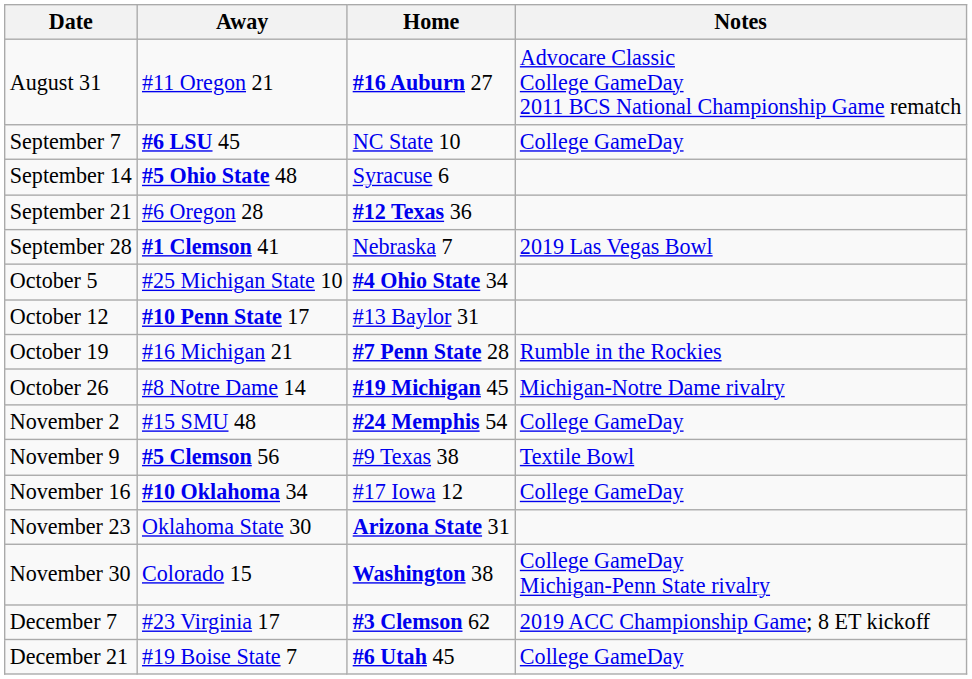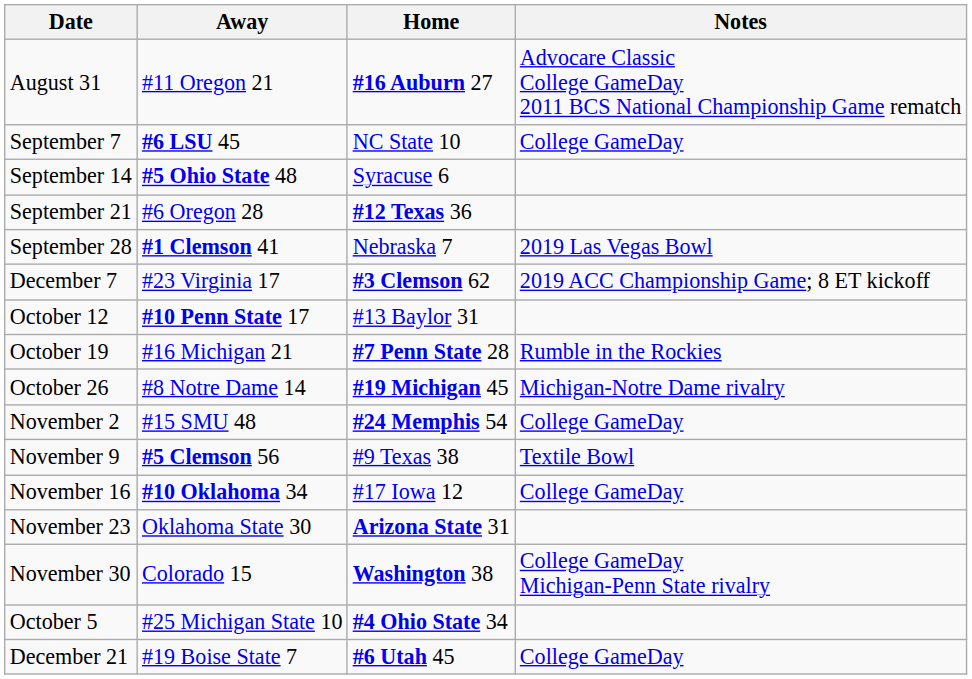rows swapped: (54, 281) <-> (63, 621)
